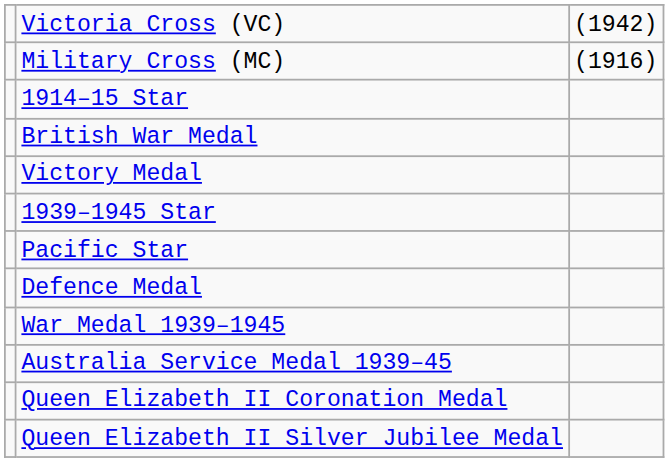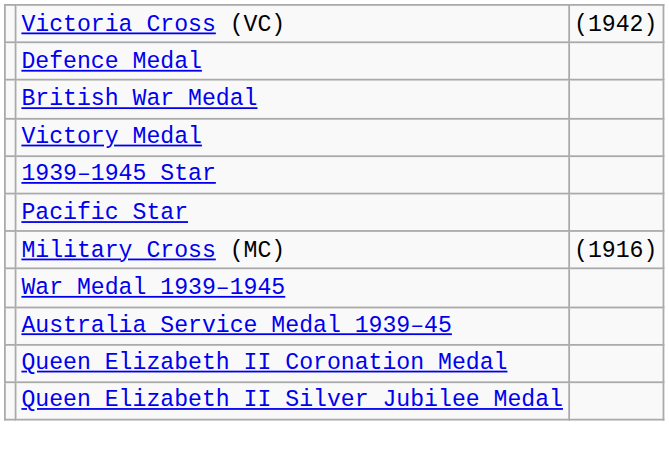rows swapped: (153, 61) <-> (112, 288)
- row: (105, 99)
